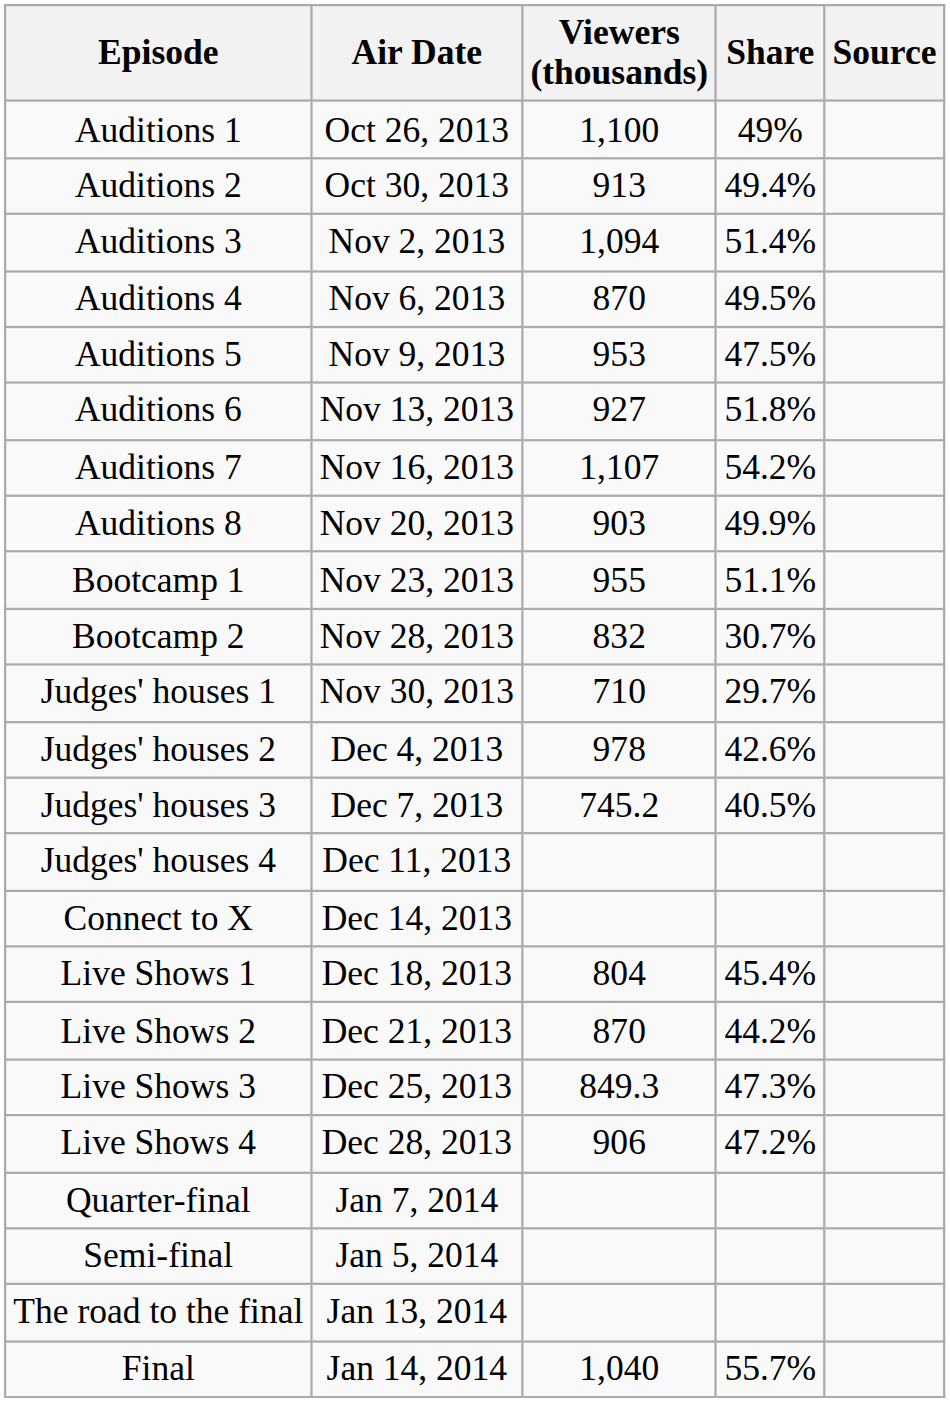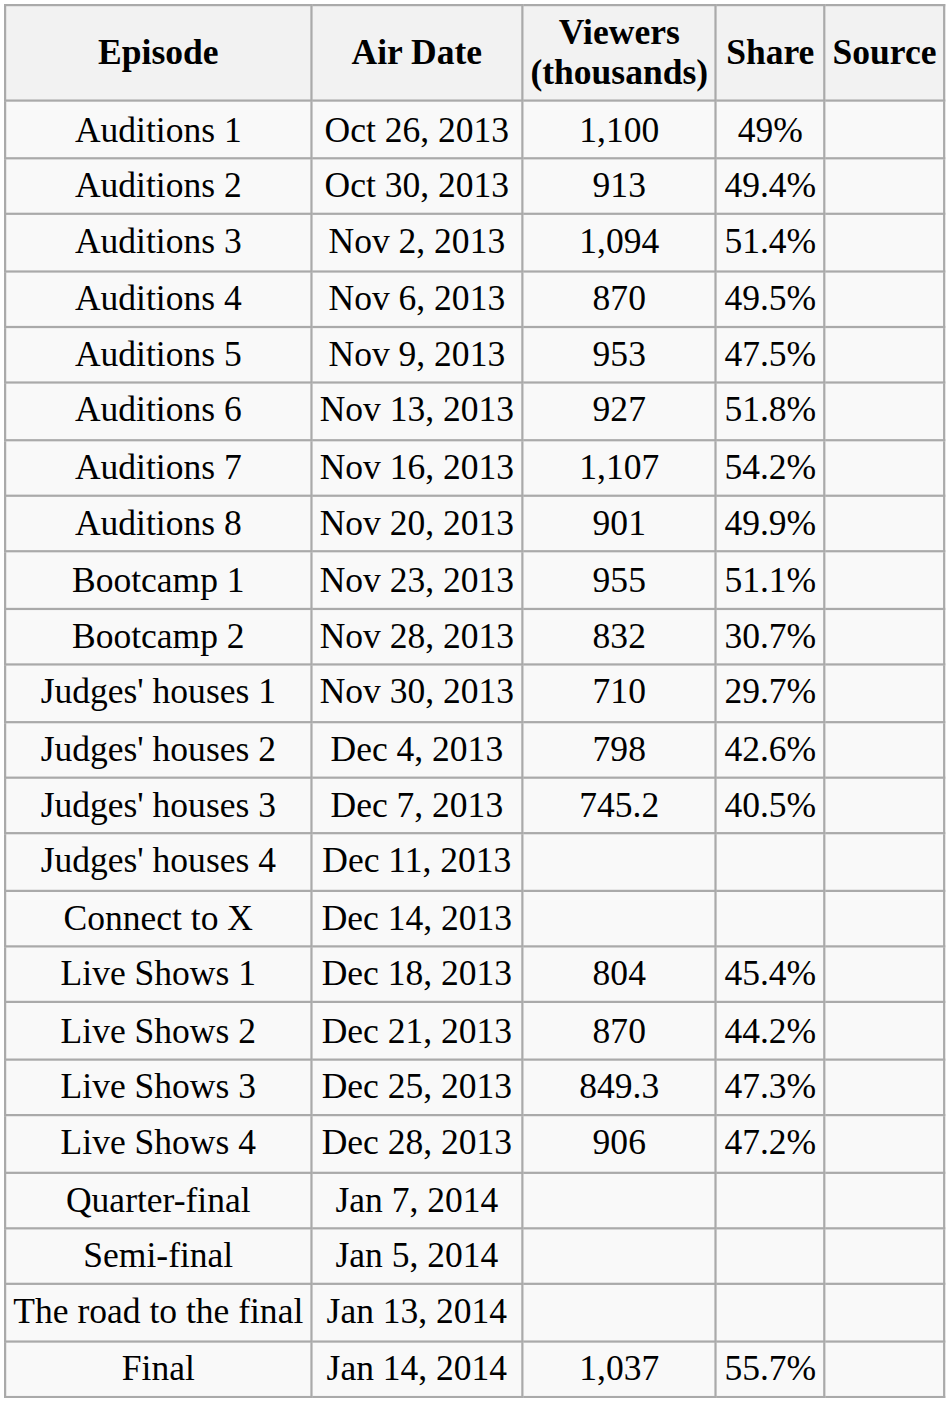(619, 523) 903 -> (619, 523) 901
(619, 748) 978 -> (619, 748) 798
(619, 1368) 1,040 -> (619, 1368) 1,037
